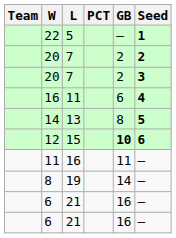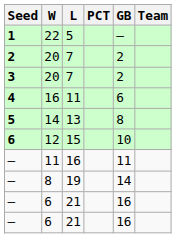columns swapped: (23, 15) <-> (153, 15)
(124, 139) bold -> (124, 139) normal
